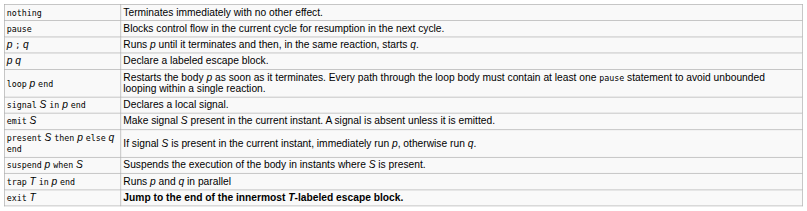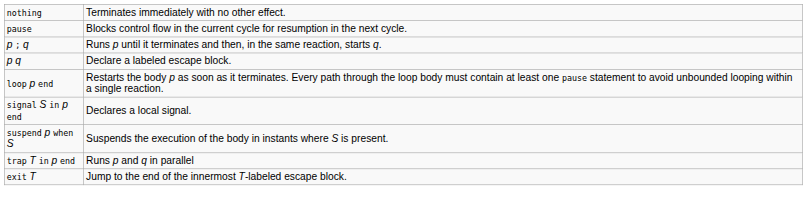- row: (22, 121)
- row: (60, 143)
(263, 198) bold -> (216, 177) normal
